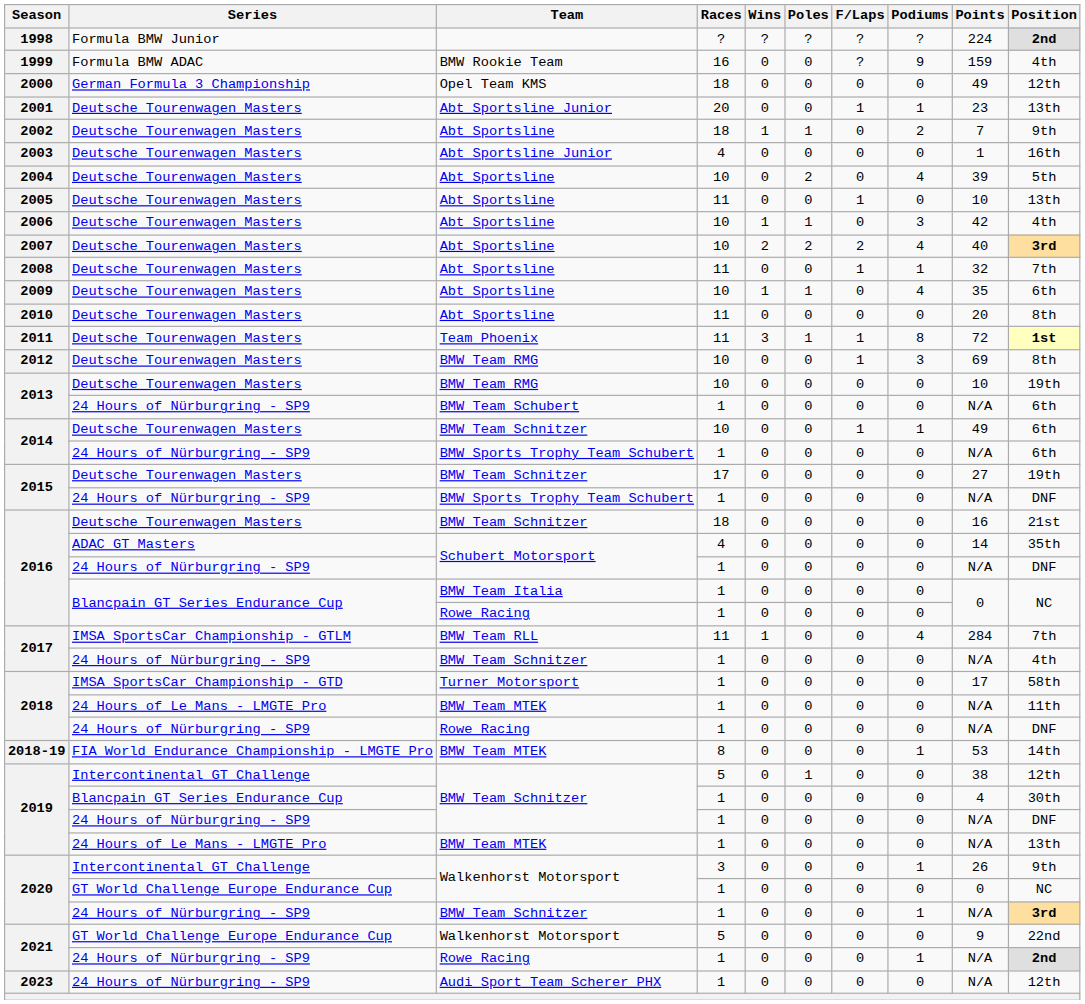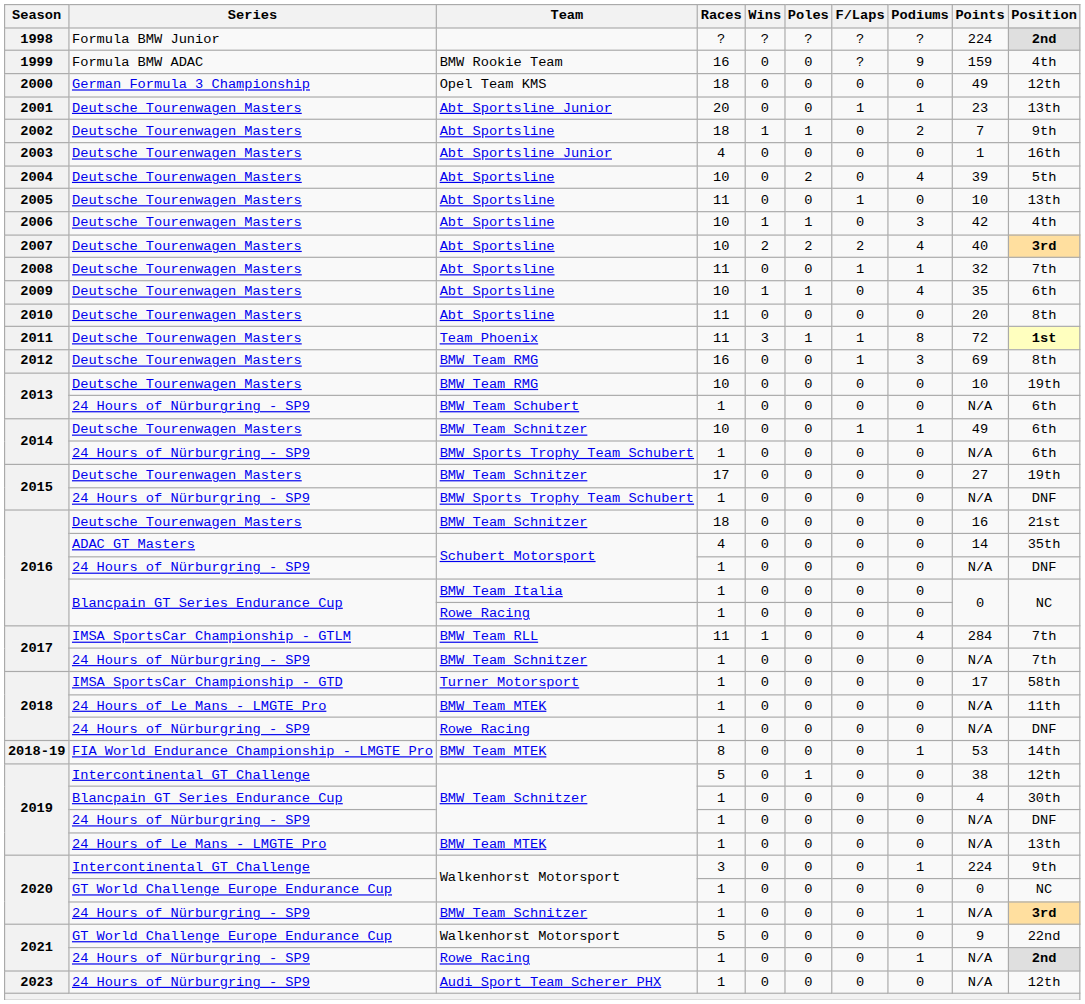(721, 361) 10 -> (721, 361) 16
(1044, 660) 4th -> (1044, 660) 7th
(980, 867) 26 -> (980, 867) 224
